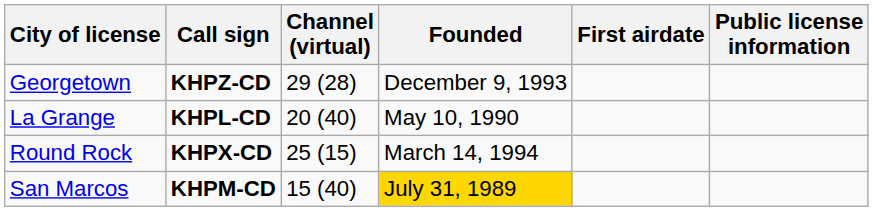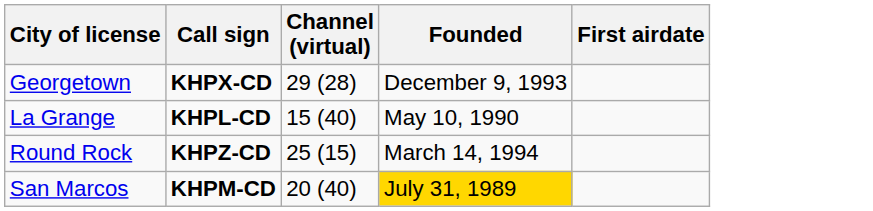- column: (789, 34)
(221, 82) KHPZ-CD -> (222, 82) KHPX-CD
(321, 117) 20 (40) -> (321, 117) 15 (40)
(222, 152) KHPX-CD -> (221, 152) KHPZ-CD
(321, 188) 15 (40) -> (321, 188) 20 (40)
